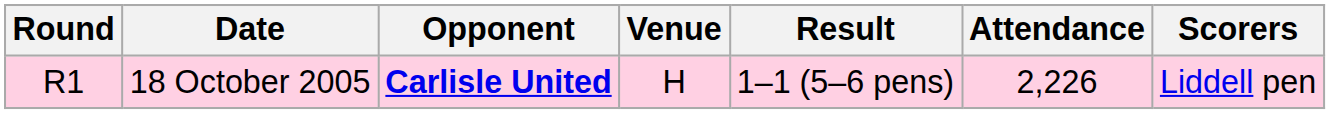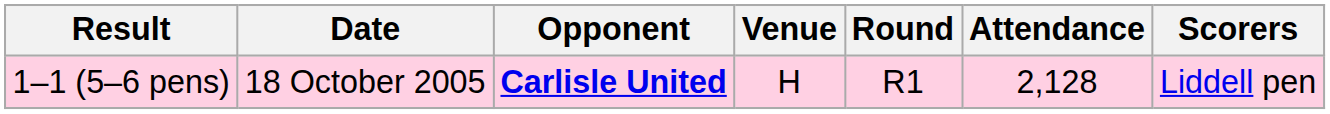columns swapped: (64, 30) <-> (845, 30)
(1057, 81) 2,226 -> (1057, 81) 2,128
